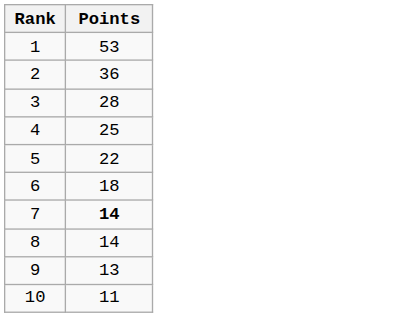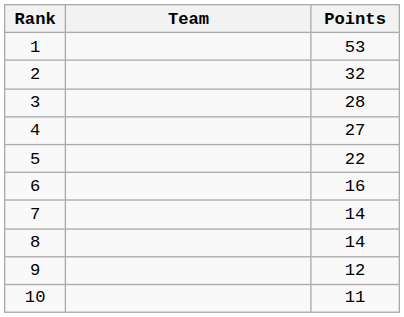+ column: (189, 19)
(109, 75) 36 -> (355, 75) 32
(109, 131) 25 -> (355, 131) 27
(109, 186) 18 -> (355, 186) 16
(109, 214) bold -> (355, 214) normal
(109, 270) 13 -> (355, 270) 12
